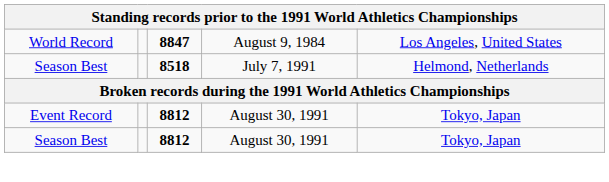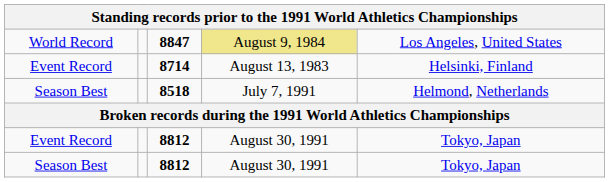(279, 41) no background -> (279, 41) khaki background
+ row: (71, 65)
